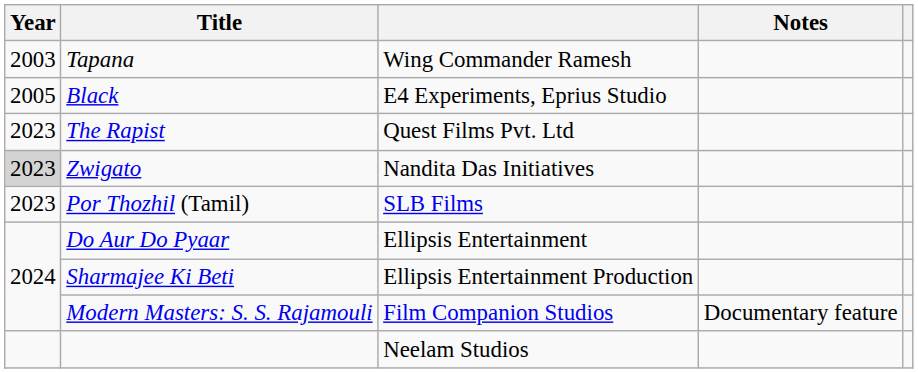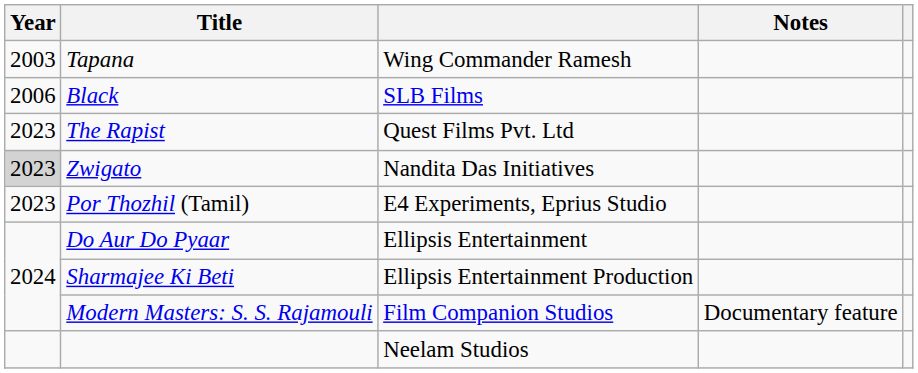(33, 95) 2005 -> (33, 95) 2006
(525, 95) E4 Experiments, Eprius Studio -> (433, 95) SLB Films
(433, 204) SLB Films -> (525, 204) E4 Experiments, Eprius Studio
